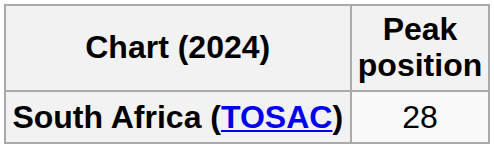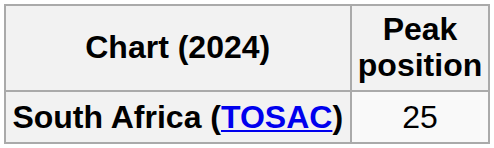(420, 116) 28 -> (420, 116) 25
